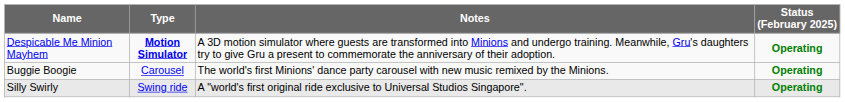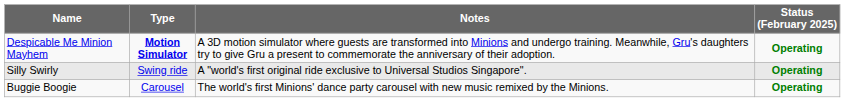rows swapped: (32, 88) <-> (42, 71)
